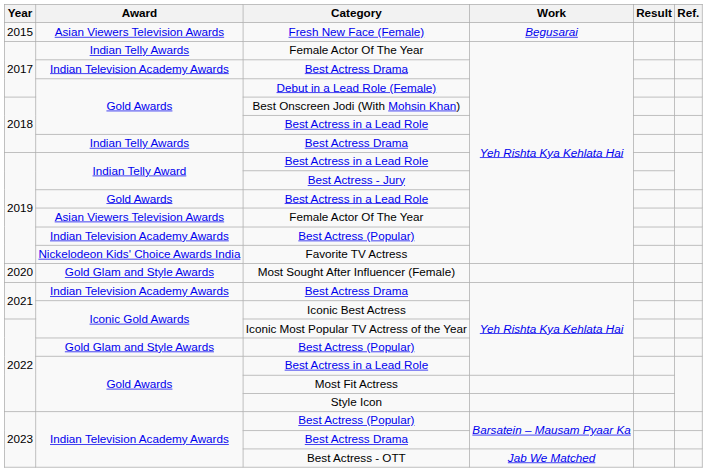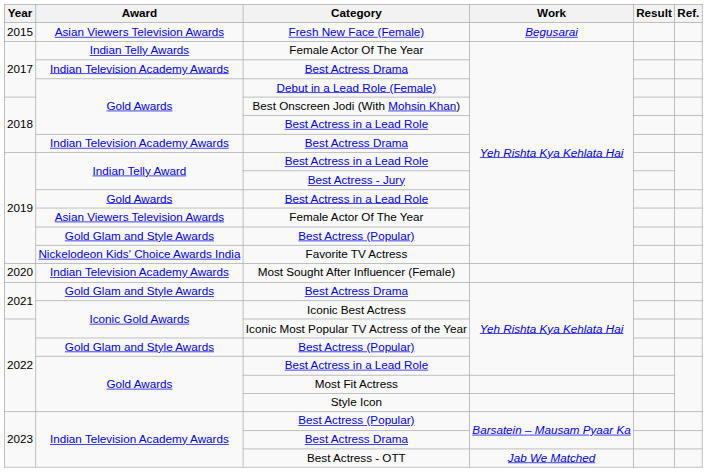(139, 143) Indian Telly Awards -> (139, 143) Indian Television Academy Awards
(139, 236) Indian Television Academy Awards -> (139, 236) Gold Glam and Style Awards
(139, 273) Gold Glam and Style Awards -> (139, 273) Indian Television Academy Awards
(139, 291) Indian Television Academy Awards -> (139, 291) Gold Glam and Style Awards
